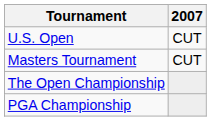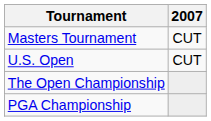rows swapped: (72, 61) <-> (41, 38)
